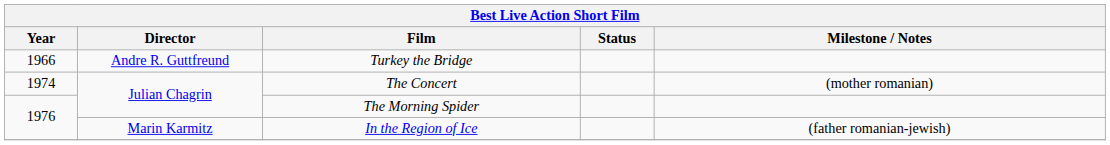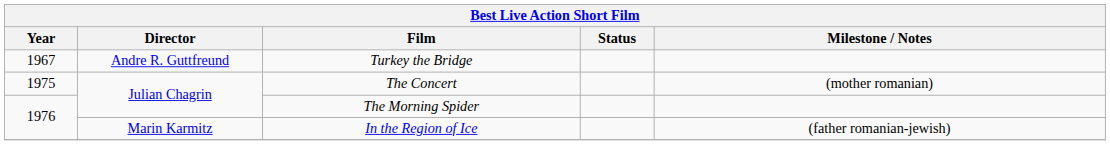(41, 60) 1966 -> (41, 60) 1967
(41, 83) 1974 -> (41, 83) 1975
